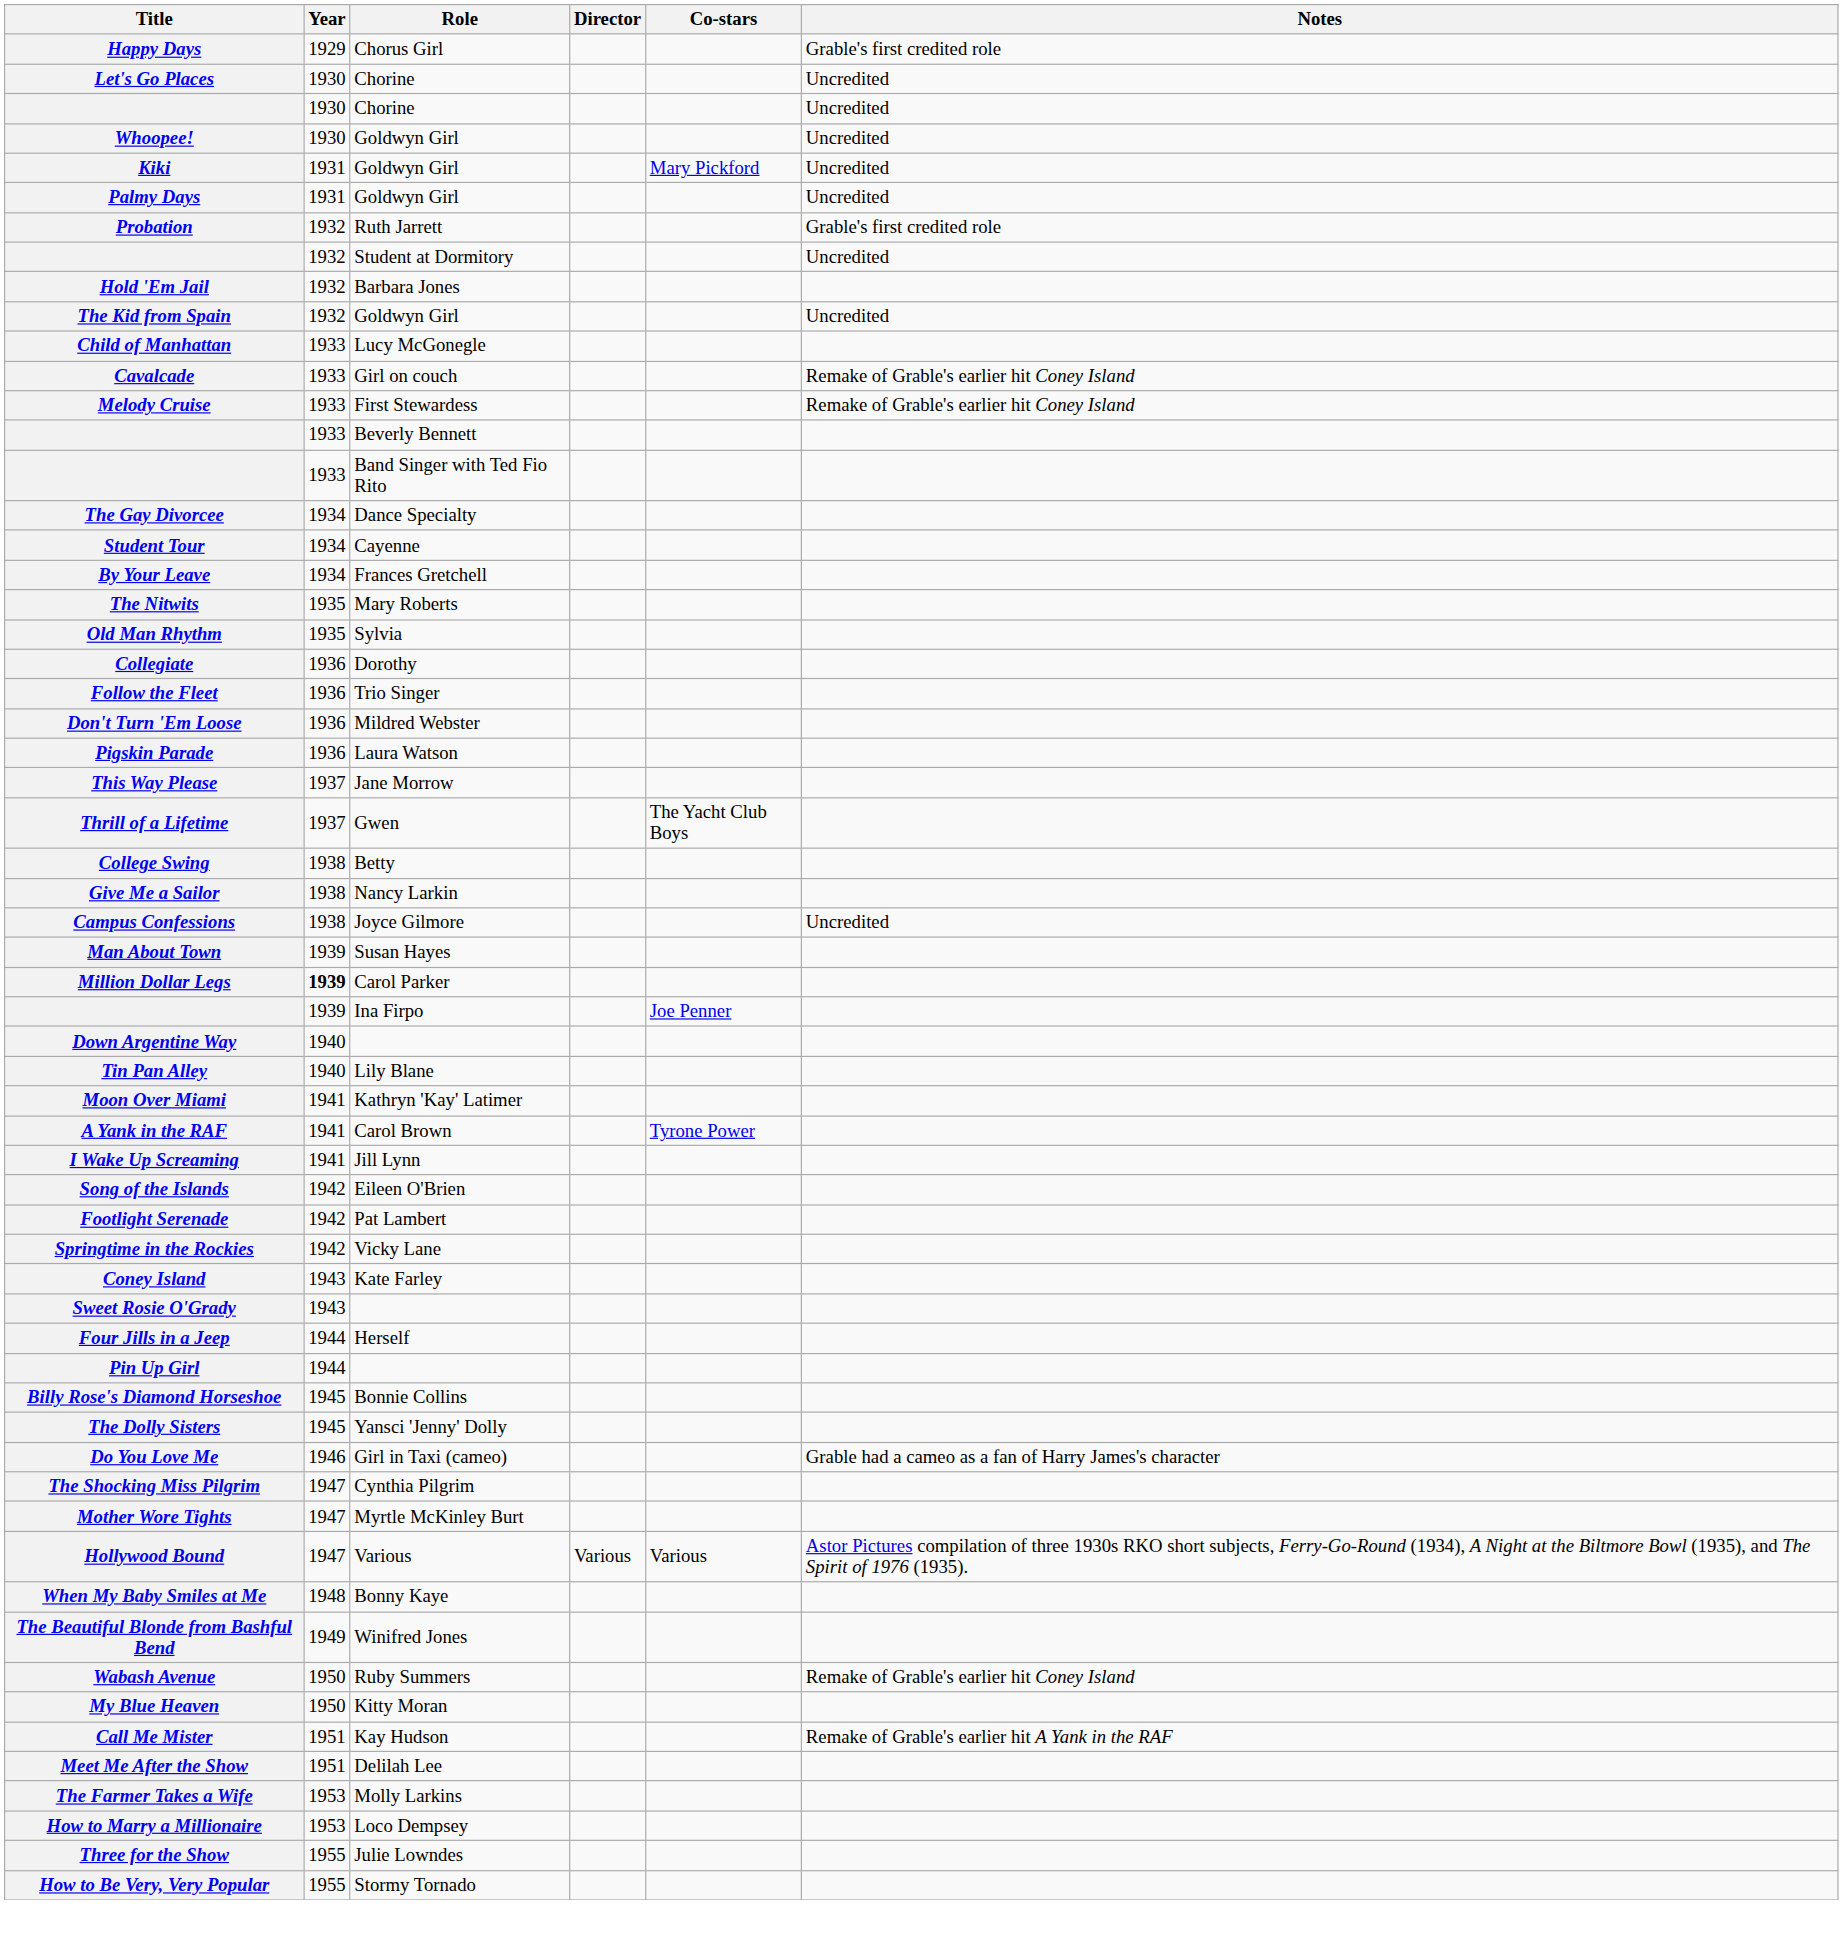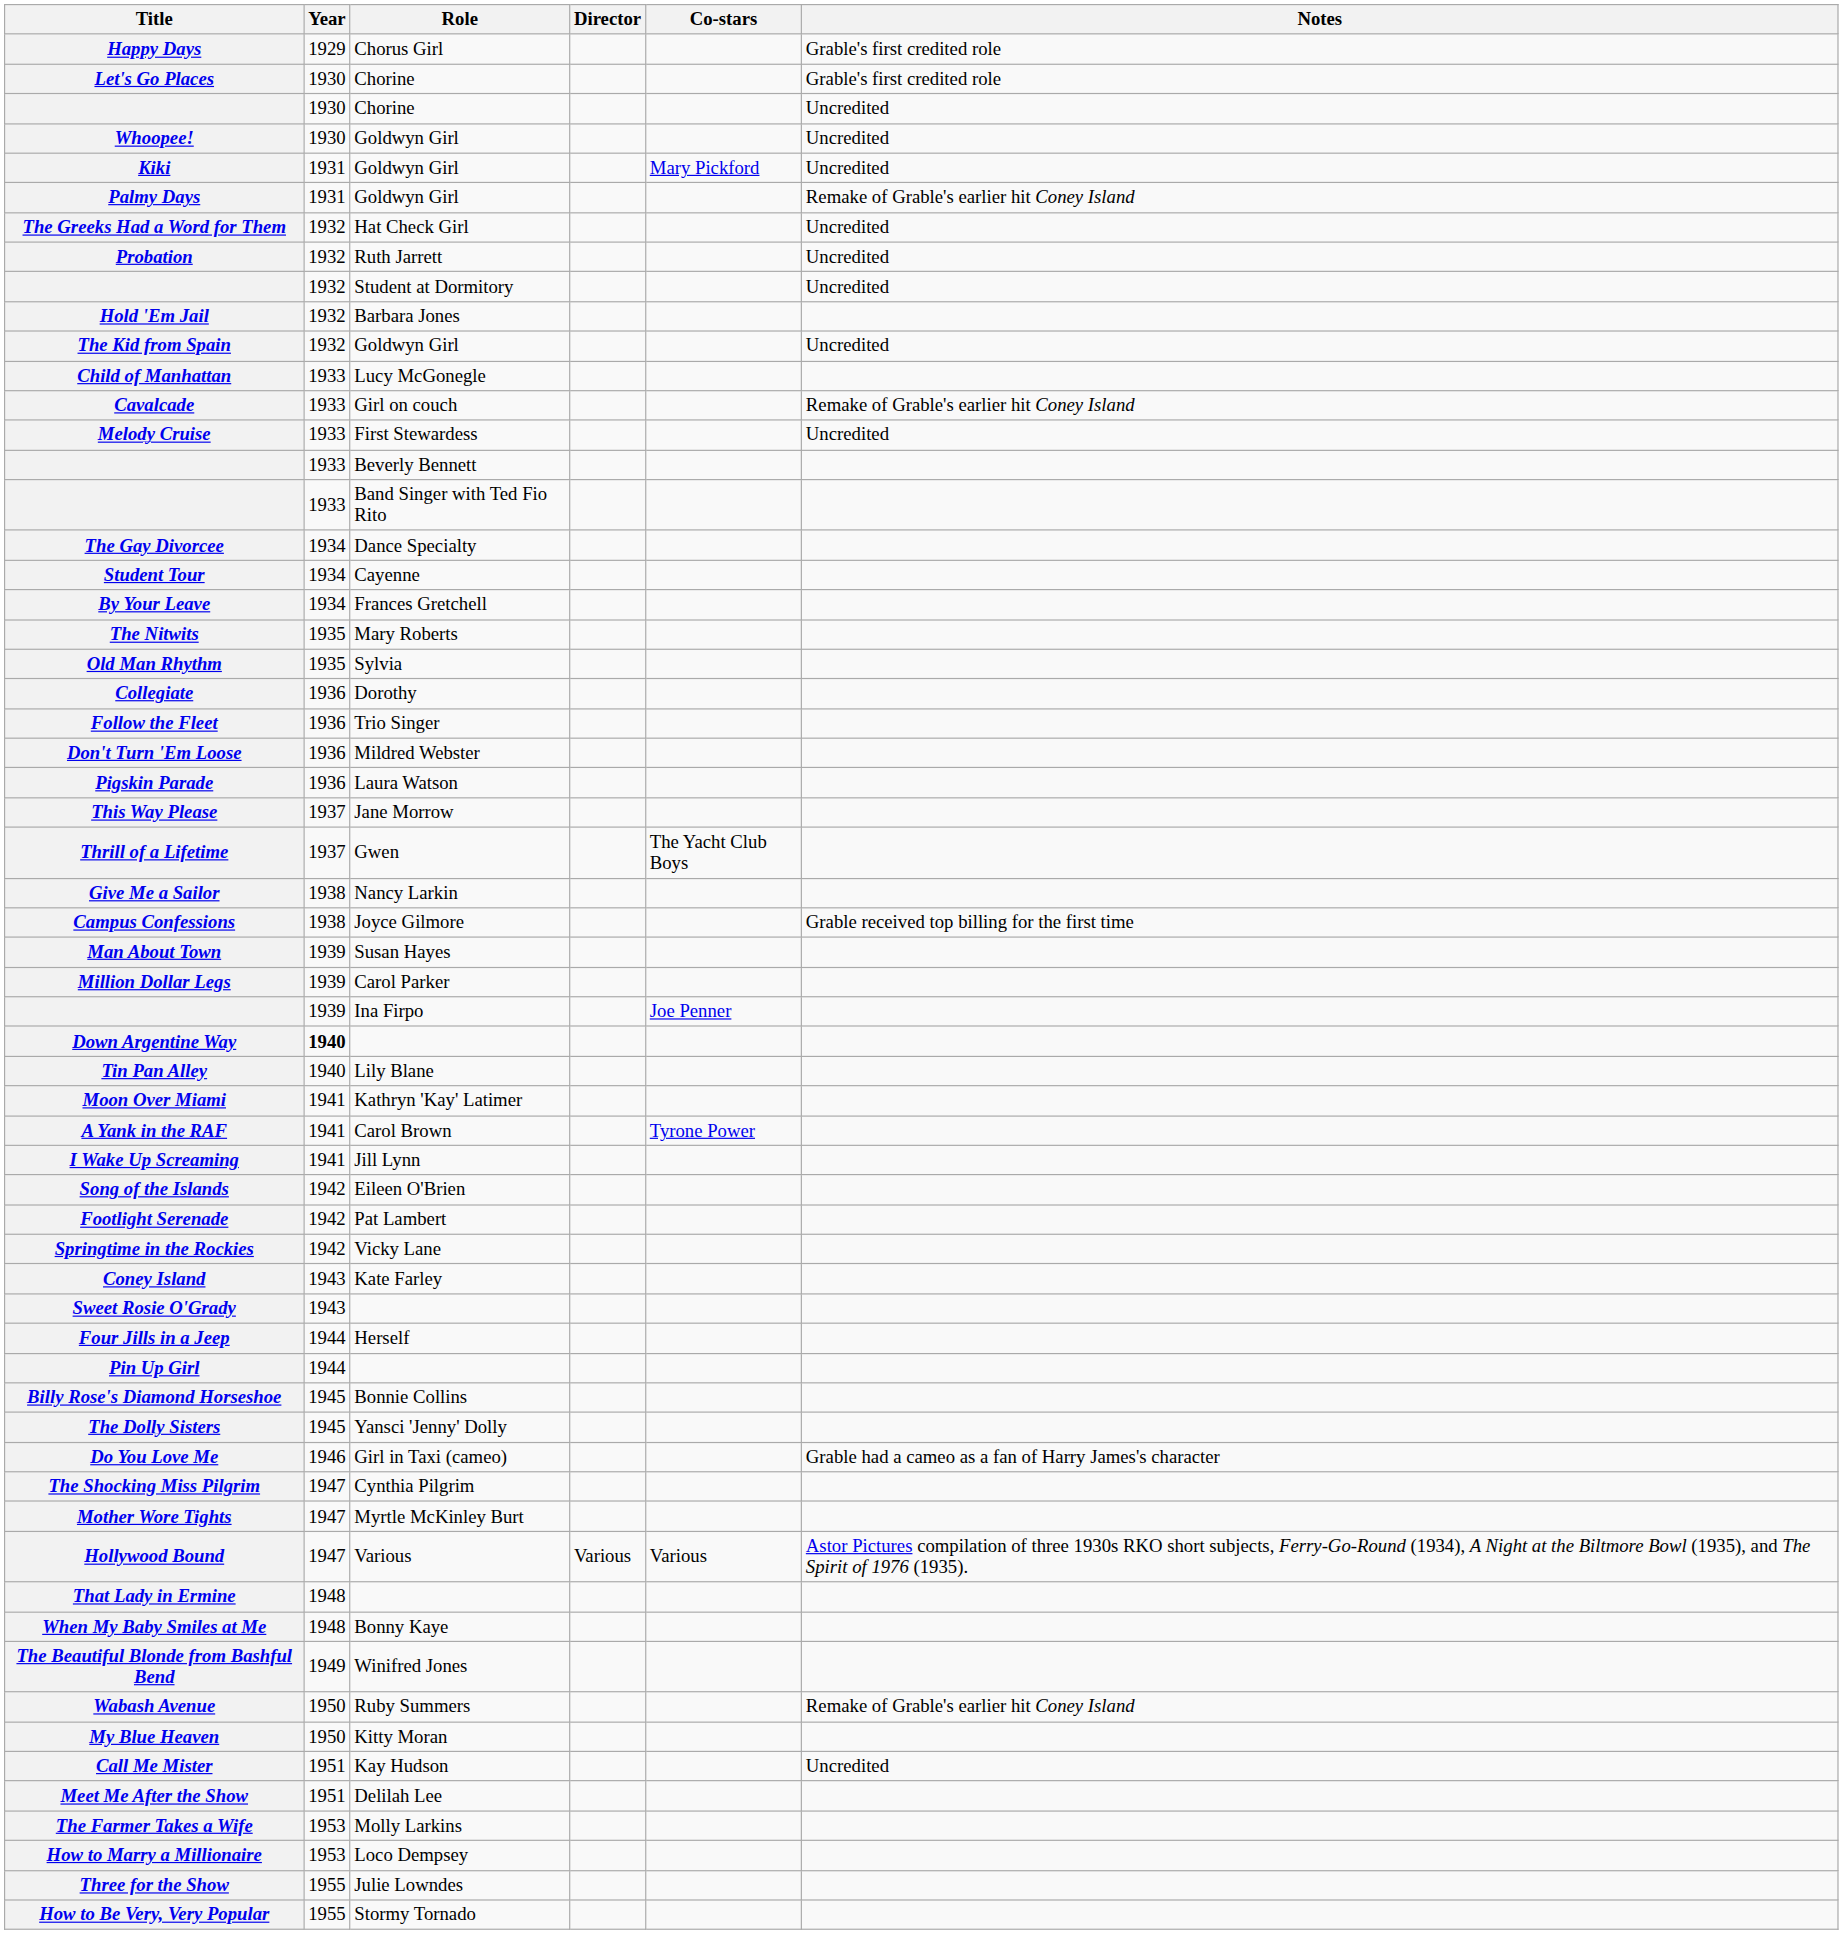(847, 78) Uncredited -> (903, 78) Grable's first credited role
(847, 197) Uncredited -> (970, 197) Remake of Grable's earlier hit Coney Island
+ row: (154, 227)
(903, 227) Grable's first credited role -> (847, 256) Uncredited
(970, 405) Remake of Grable's earlier hit Coney Island -> (847, 434) Uncredited
- row: (154, 863)
(847, 922) Uncredited -> (970, 922) Grable received top billing for the first time
(327, 981) bold -> (327, 981) normal
(327, 1041) normal -> (327, 1041) bold
+ row: (154, 1596)
(989, 1736) Remake of Grable's earlier hit A Yank in the RAF -> (847, 1766) Uncredited
